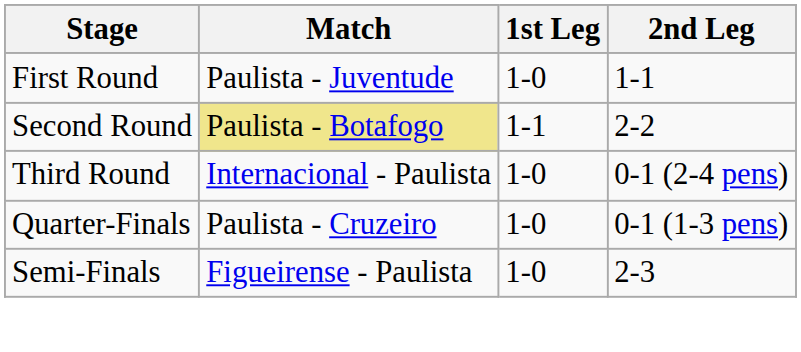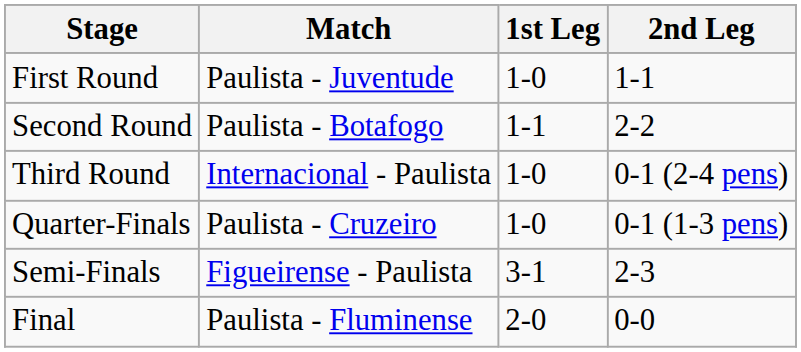(325, 126) khaki background -> (325, 126) no background
(526, 272) 1-0 -> (526, 272) 3-1
+ row: (44, 321)
